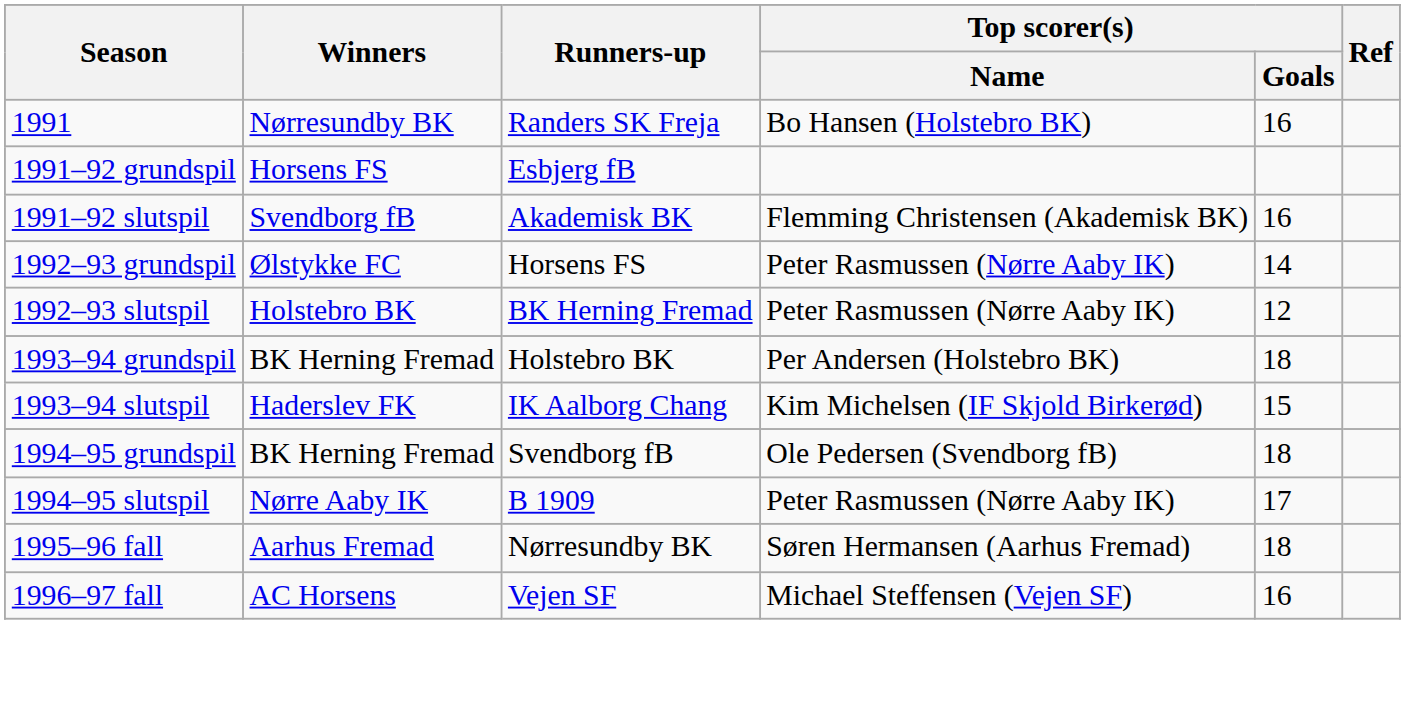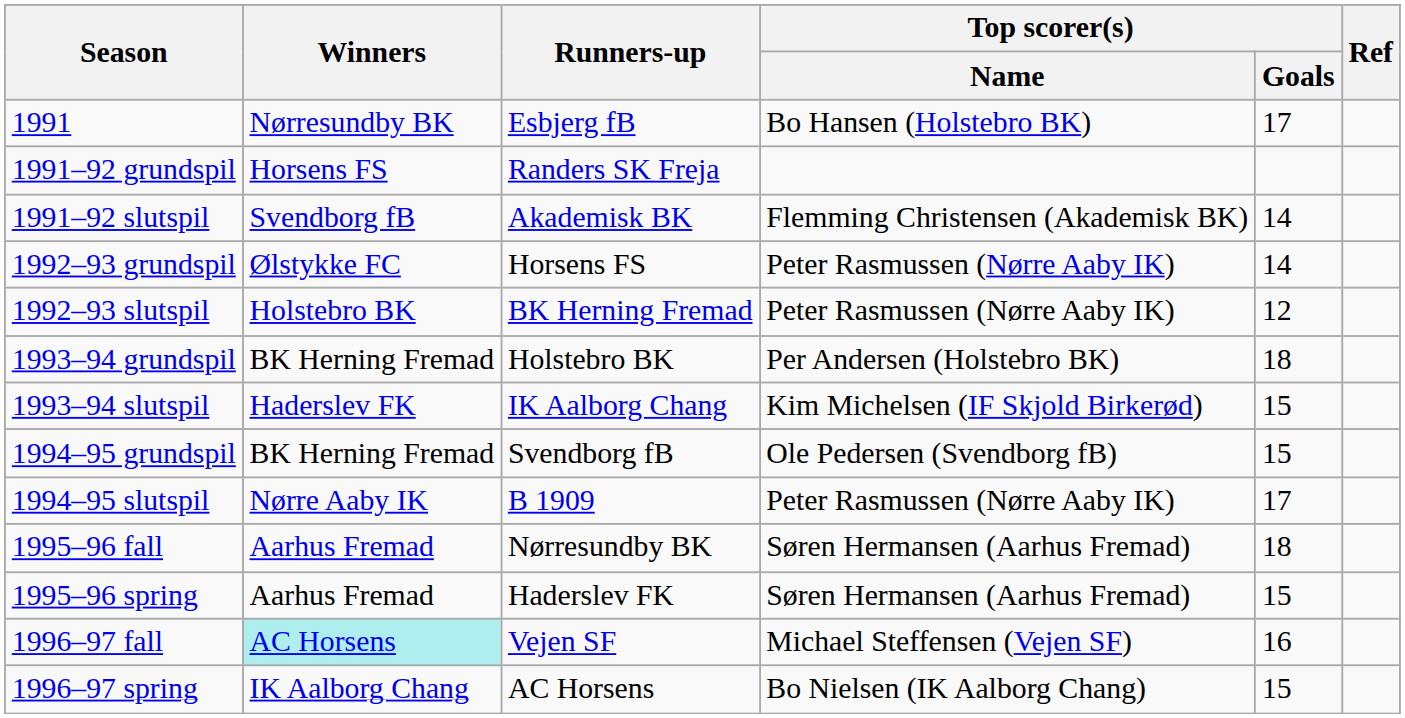(614, 122) Randers SK Freja -> (572, 122) Esbjerg fB
(1277, 122) 16 -> (1277, 122) 17
(572, 169) Esbjerg fB -> (614, 169) Randers SK Freja
(1277, 216) 16 -> (1277, 216) 14
(1277, 452) 18 -> (1277, 452) 15
+ row: (105, 594)
(323, 594) no background -> (323, 641) paleturquoise background
+ row: (105, 688)
